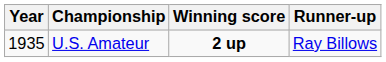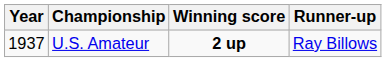(26, 43) 1935 -> (26, 43) 1937
